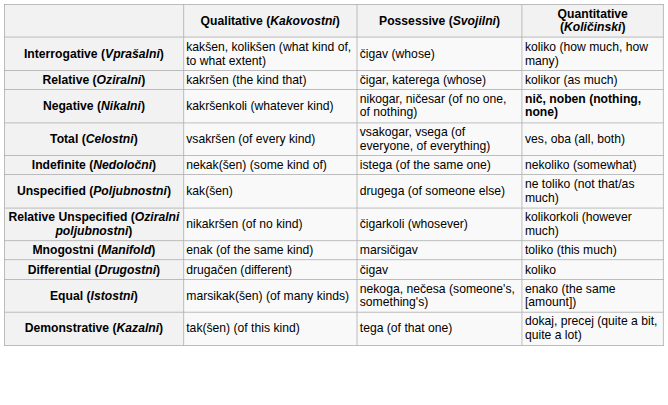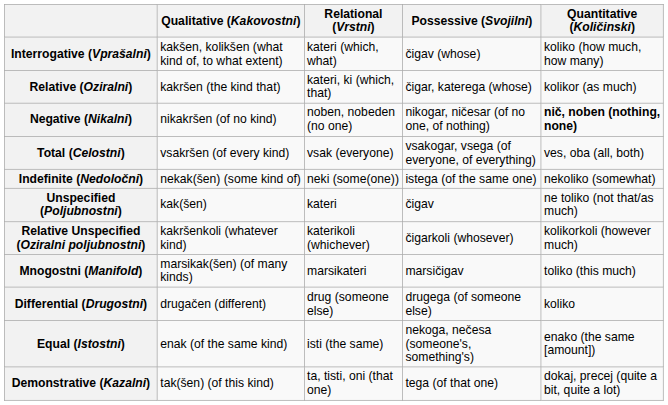+ column: (353, 20)
(260, 106) kakršenkoli (whatever kind) -> (218, 119) nikakršen (of no kind)
(432, 191) drugega (of someone else) -> (420, 205) čigav
(244, 224) nikakršen (of no kind) -> (219, 238) kakršenkoli (whatever kind)
(250, 250) enak (of the same kind) -> (224, 271) marsikak(šen) (of many kinds)
(374, 269) čigav -> (463, 303) drugega (of someone else)
(268, 295) marsikak(šen) (of many kinds) -> (224, 343) enak (of the same kind)
